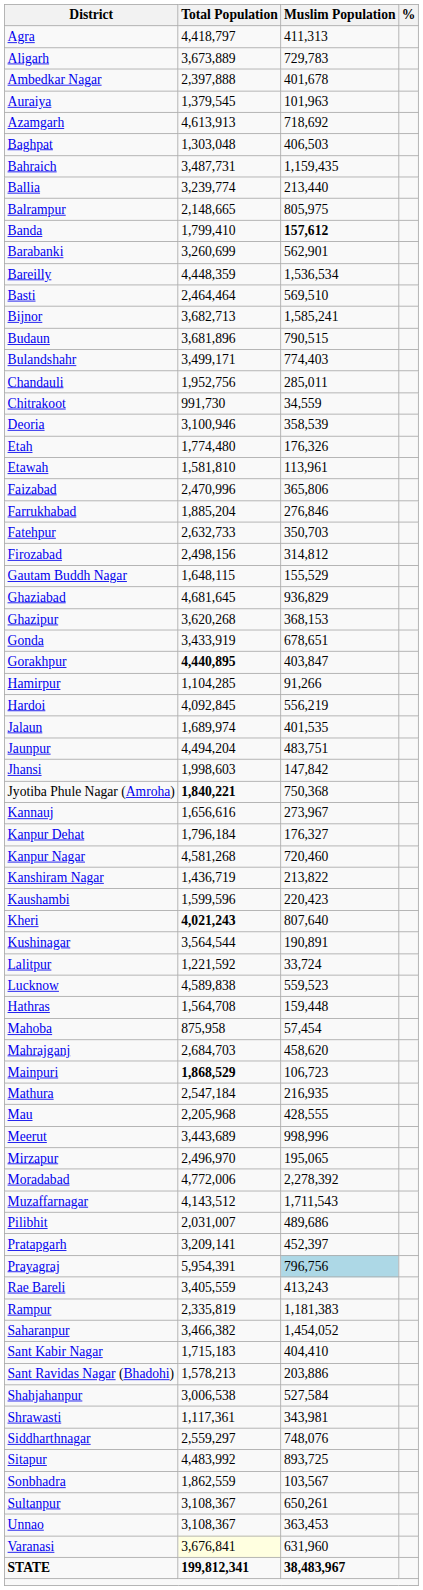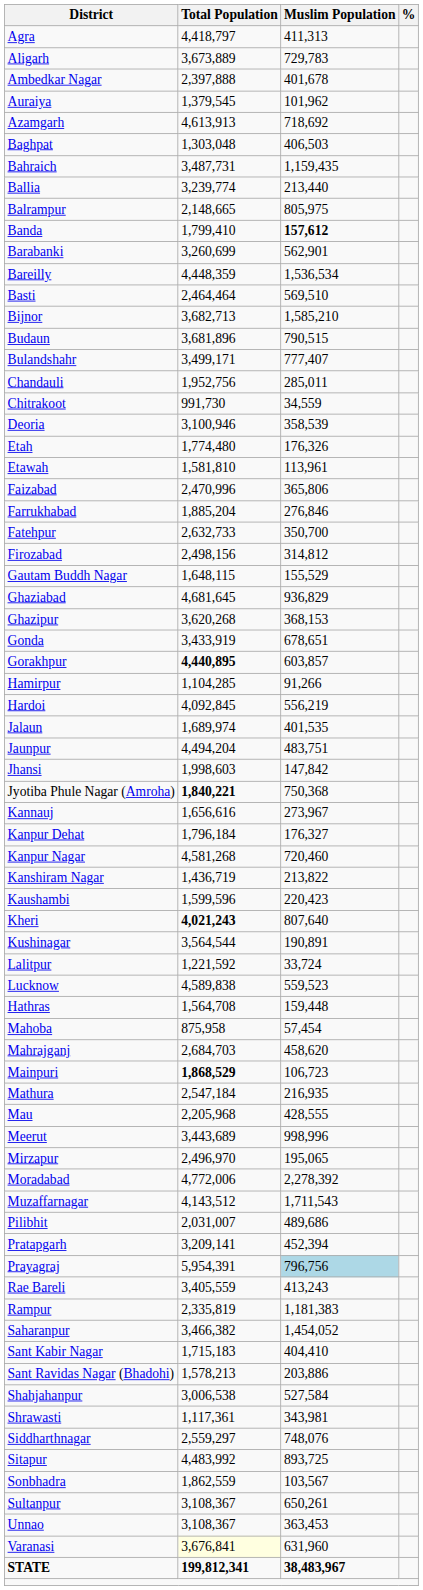(306, 101) 101,963 -> (306, 101) 101,962
(311, 317) 1,585,241 -> (311, 317) 1,585,210
(306, 360) 774,403 -> (306, 360) 777,407
(306, 532) 350,703 -> (306, 532) 350,700
(306, 662) 403,847 -> (306, 662) 603,857
(306, 1244) 452,397 -> (306, 1244) 452,394
